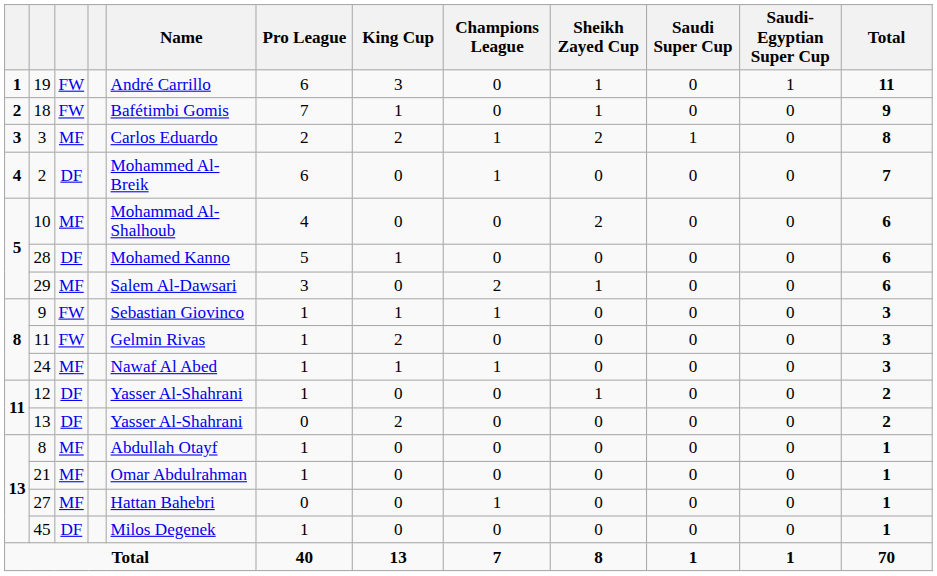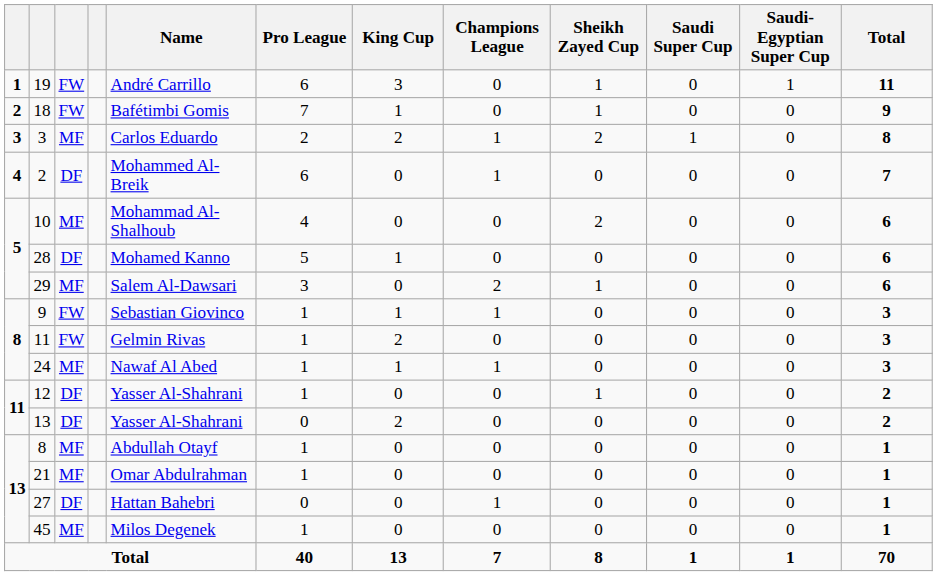(71, 502) MF -> (71, 502) DF
(71, 529) DF -> (71, 529) MF
